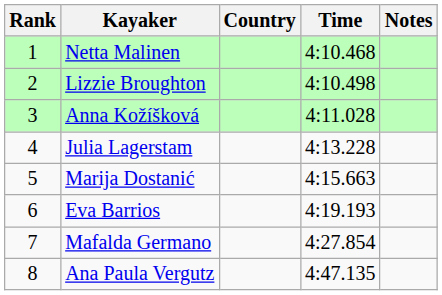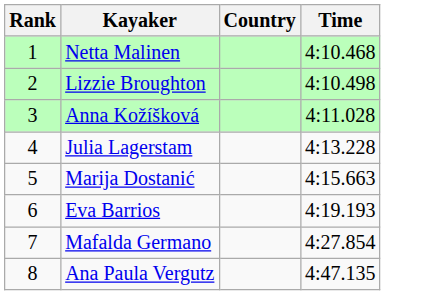- column: (409, 20)
